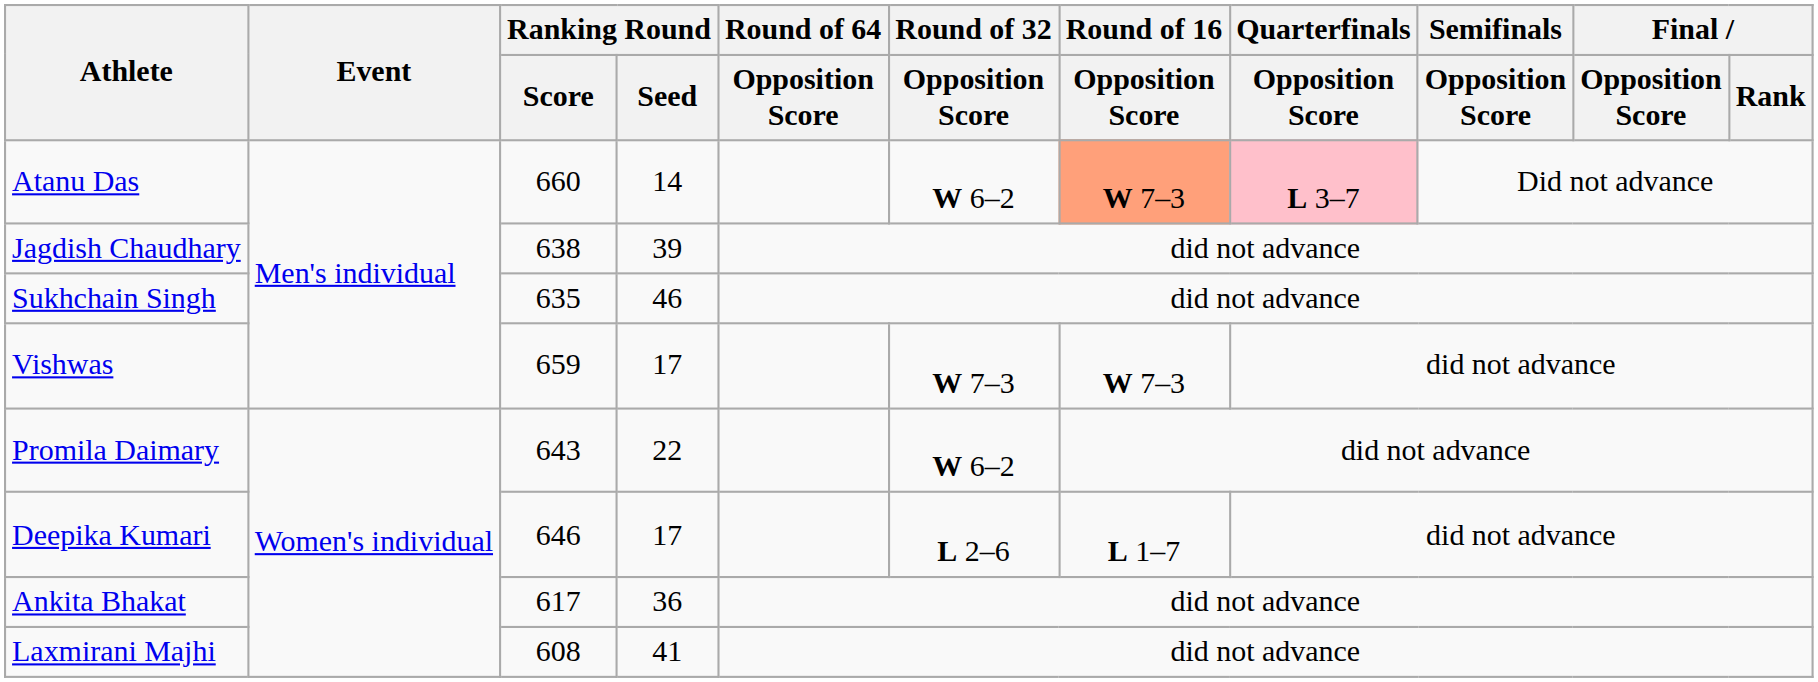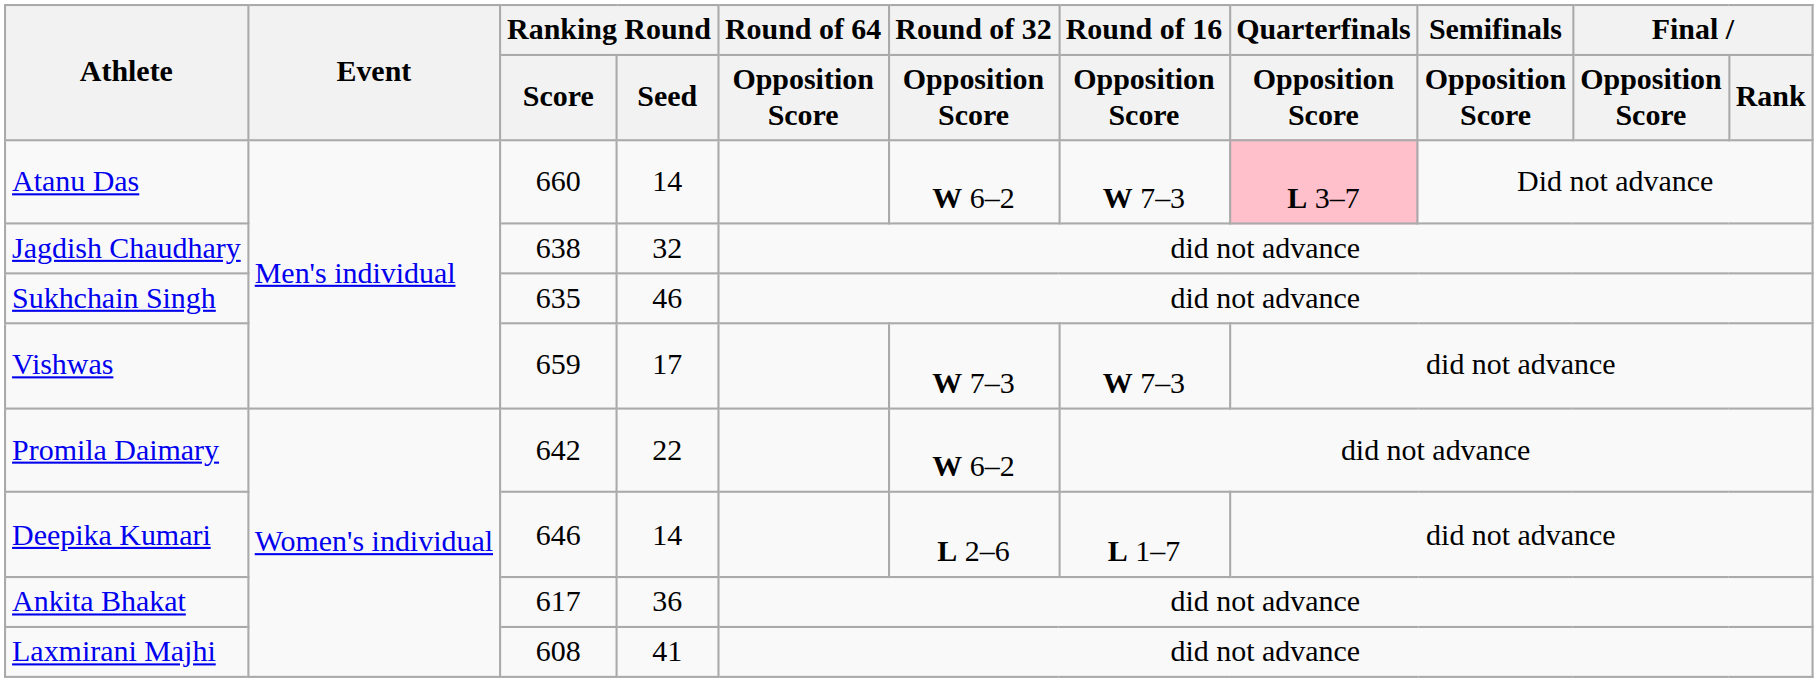(1144, 199) lightsalmon background -> (1144, 199) no background
(667, 248) 39 -> (667, 248) 32
(558, 449) 643 -> (558, 449) 642
(667, 534) 17 -> (667, 534) 14
